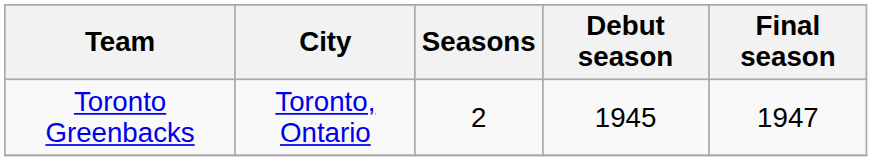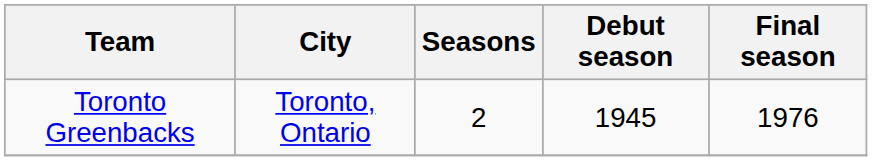(788, 117) 1947 -> (788, 117) 1976
